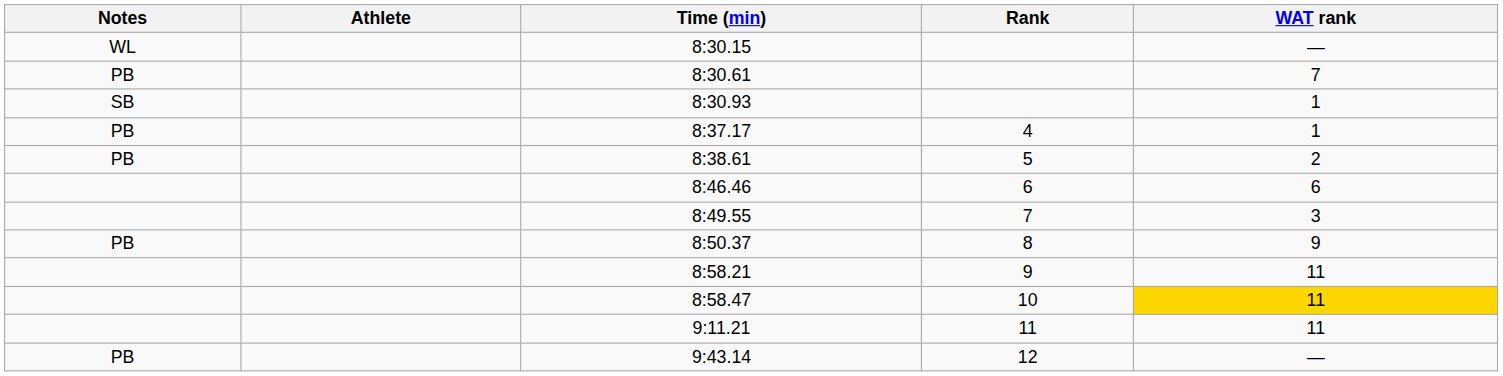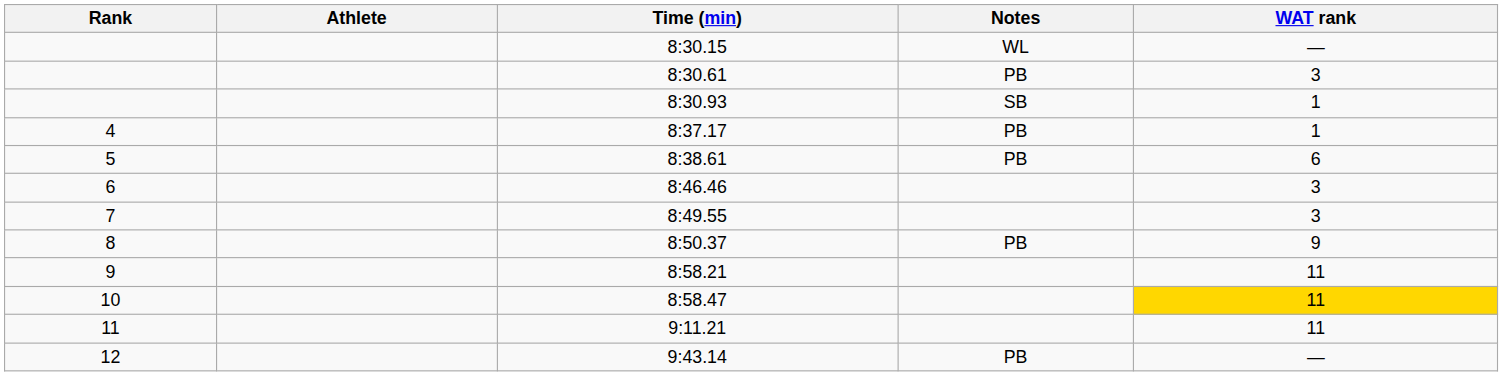columns swapped: (1028, 18) <-> (123, 18)
(1316, 74) 7 -> (1316, 74) 3
(1316, 159) 2 -> (1316, 159) 6
(1316, 187) 6 -> (1316, 187) 3
